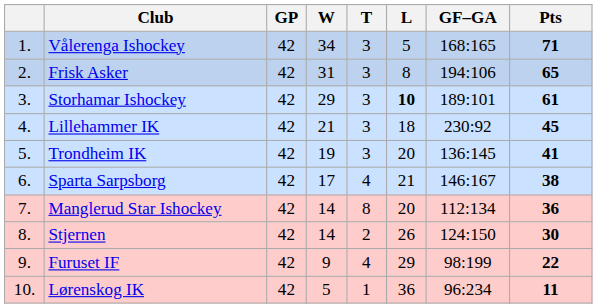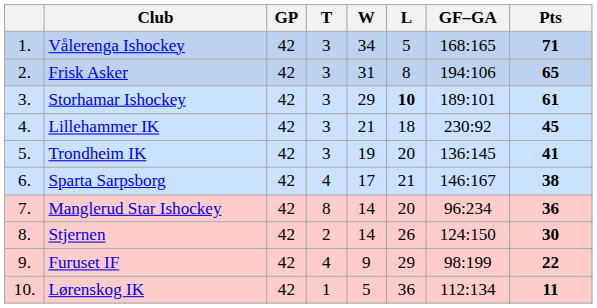columns swapped: (326, 18) <-> (366, 18)
(468, 208) 112:134 -> (468, 208) 96:234
(468, 289) 96:234 -> (468, 289) 112:134
